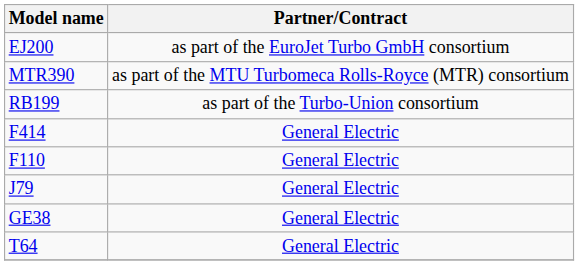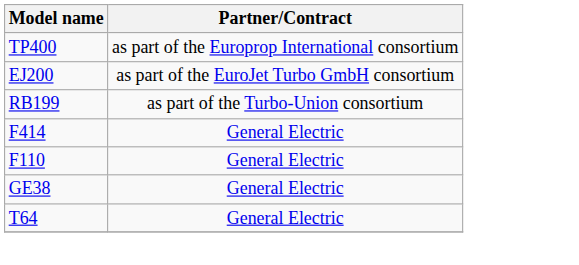+ row: (33, 47)
- row: (42, 75)
- row: (21, 189)
